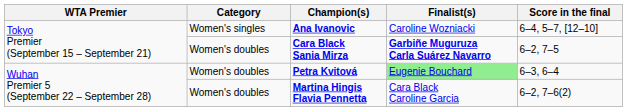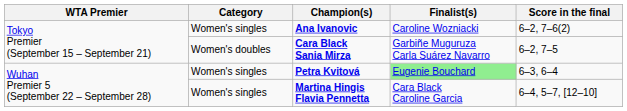(559, 29) 6–4, 5–7, [12–10] -> (544, 29) 6–2, 7–6(2)
(440, 50) bold -> (441, 50) normal
(229, 72) Women's doubles -> (229, 72) Women's singles
(229, 93) Women's doubles -> (229, 93) Women's singles
(545, 93) 6–2, 7–6(2) -> (558, 93) 6–4, 5–7, [12–10]
